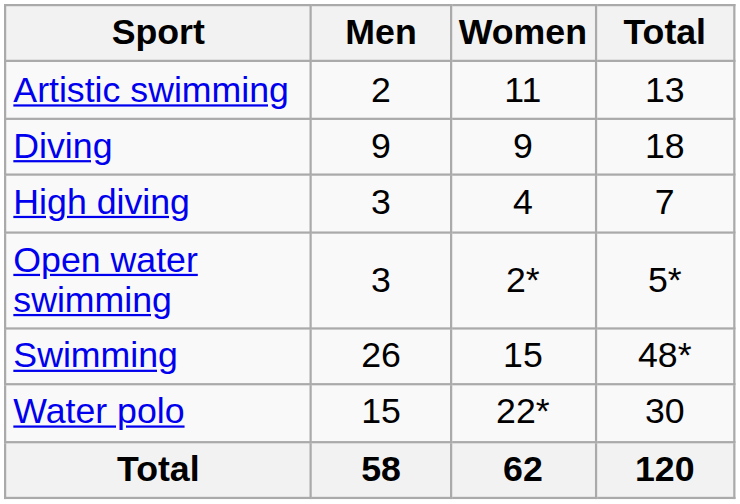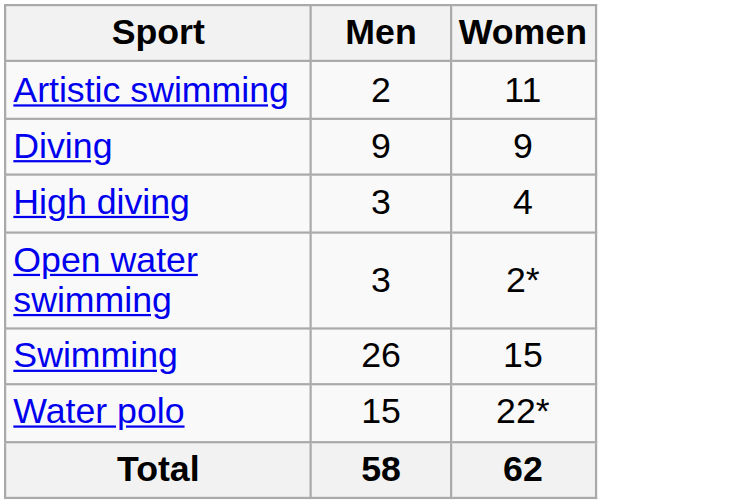- column: (665, 32)
